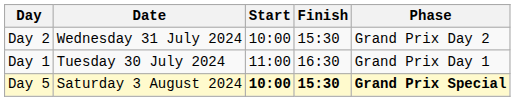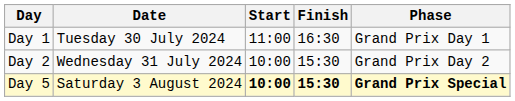rows swapped: (29, 62) <-> (29, 39)
